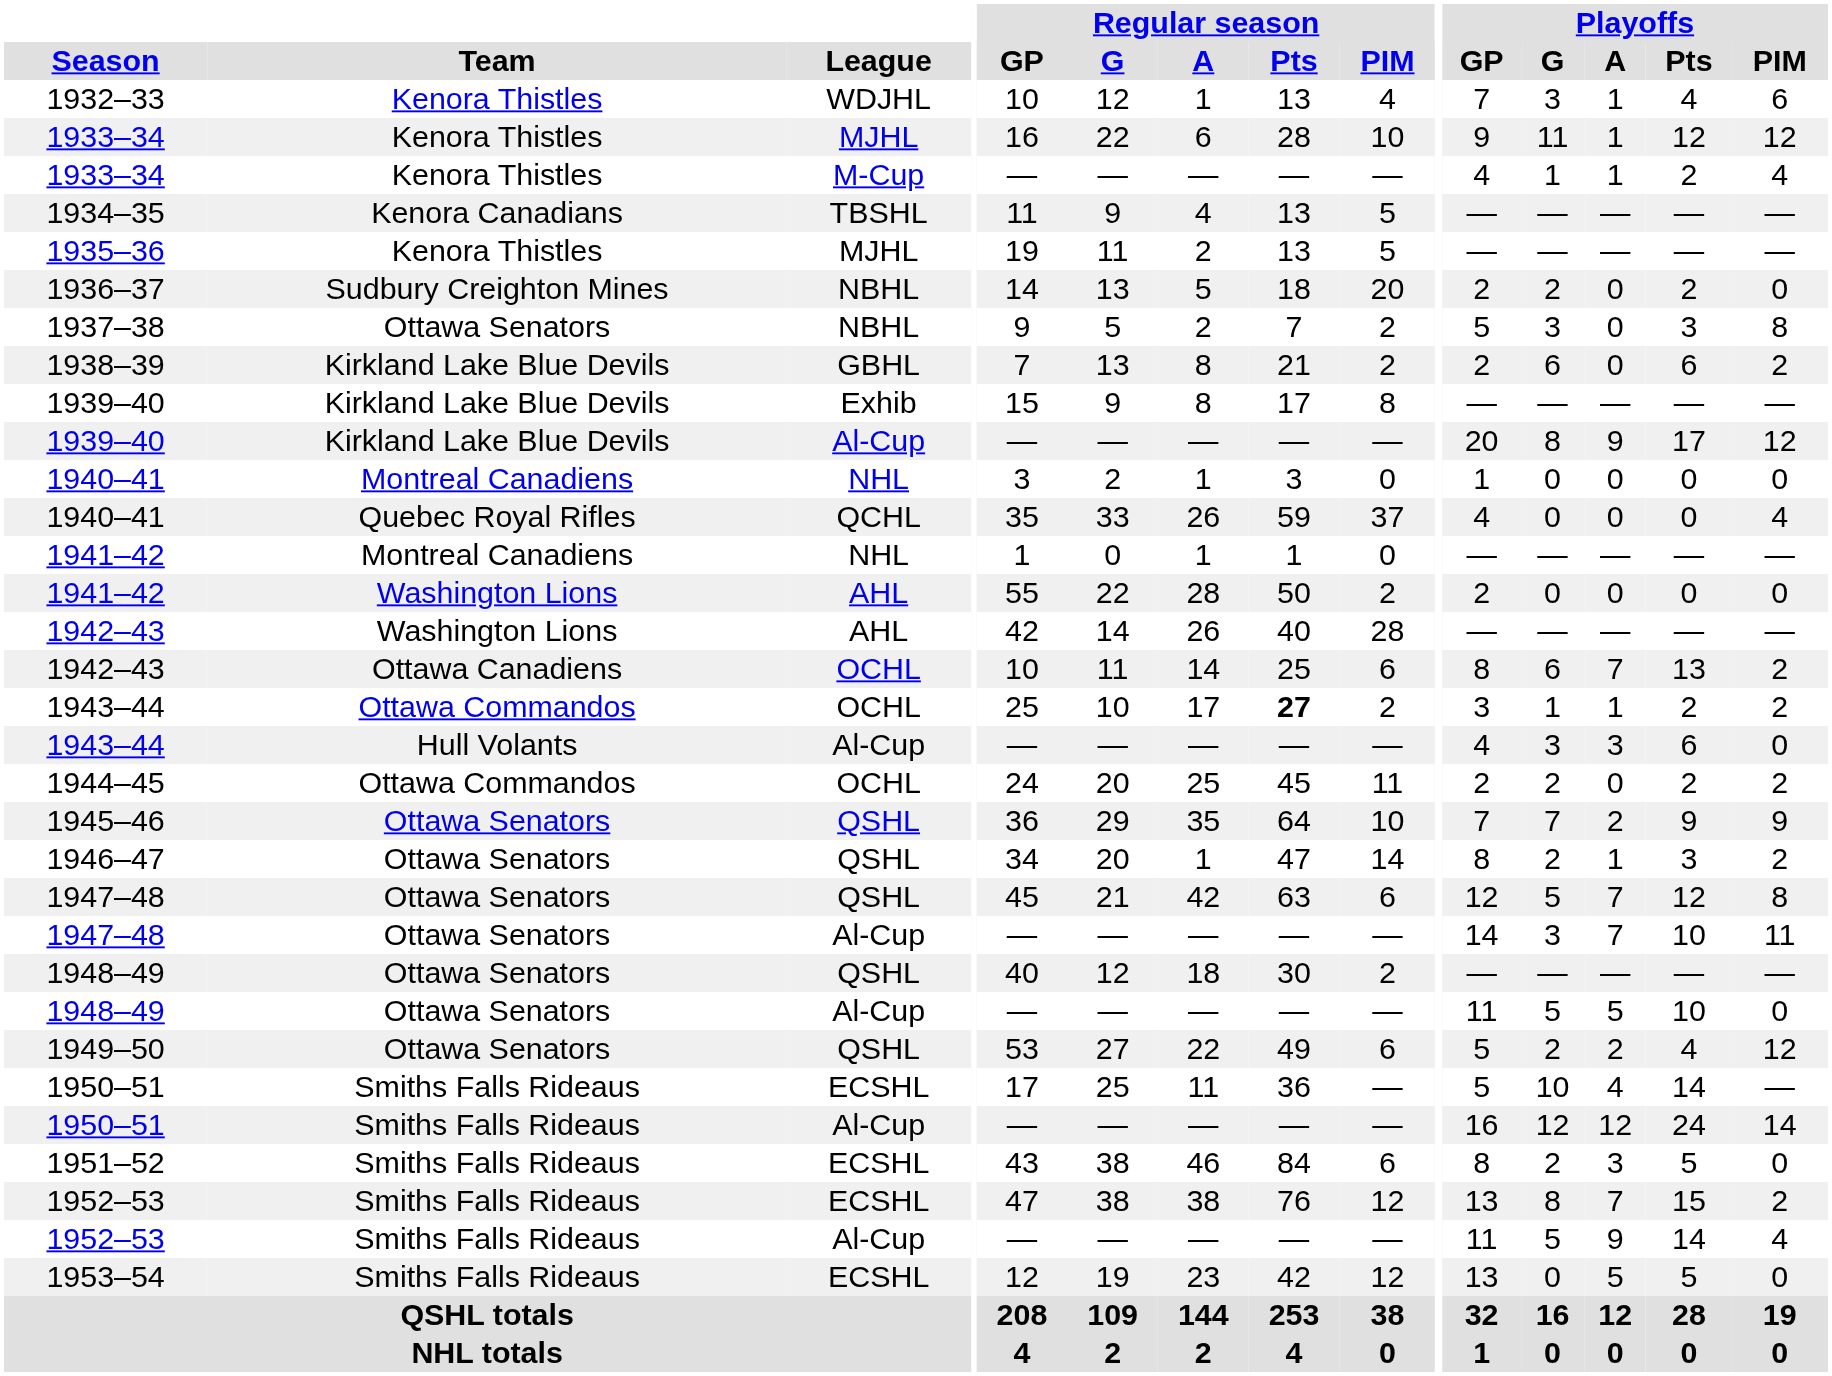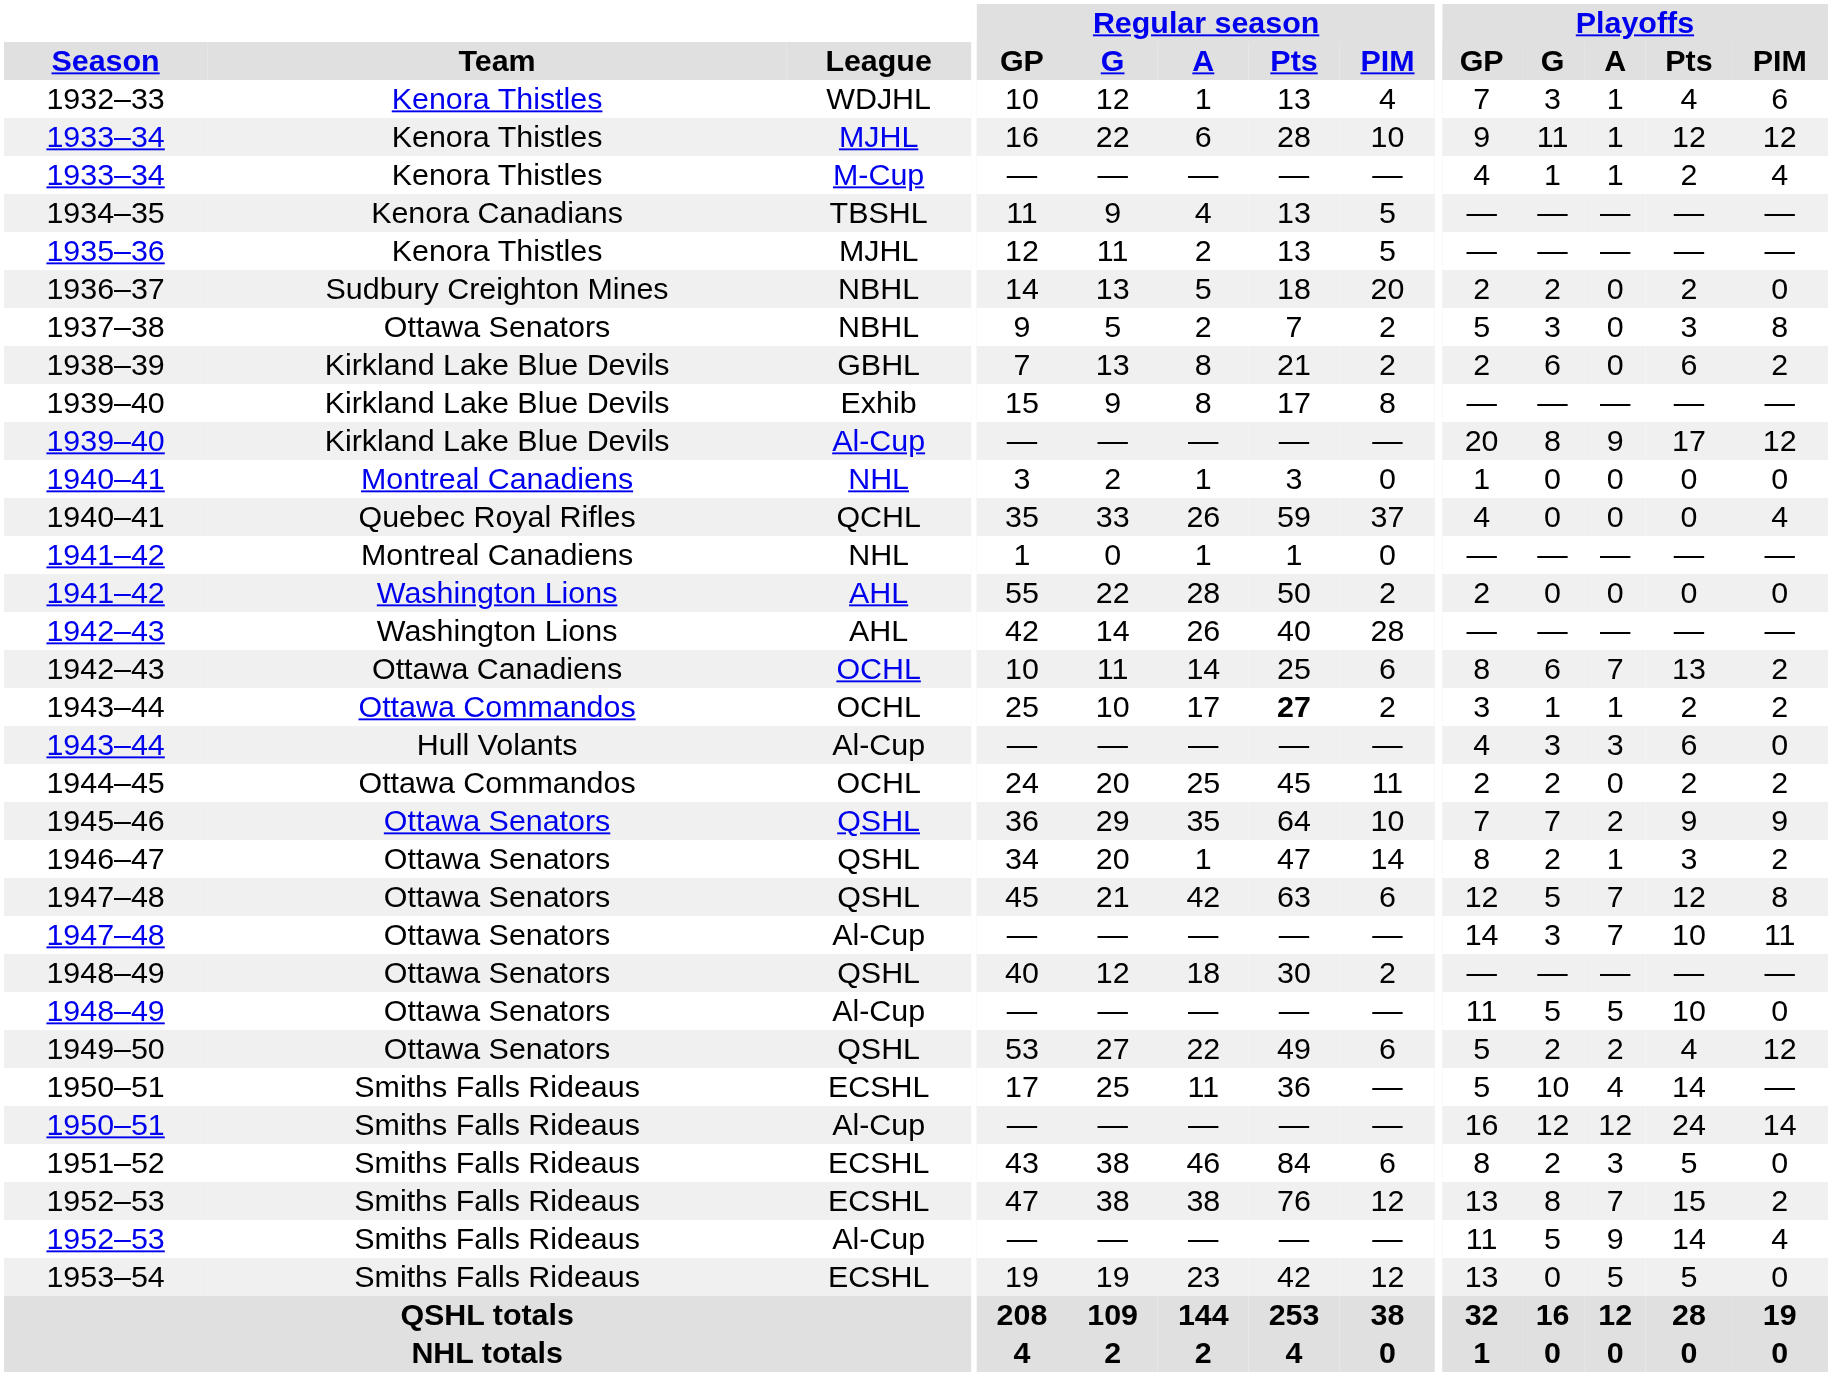(1022, 250) 19 -> (1022, 250) 12
(1022, 1276) 12 -> (1022, 1276) 19
